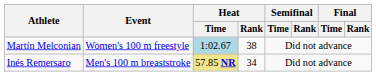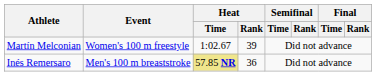(215, 46) lightblue background -> (215, 46) no background
(252, 46) 38 -> (252, 46) 39
(252, 62) 34 -> (252, 62) 36
